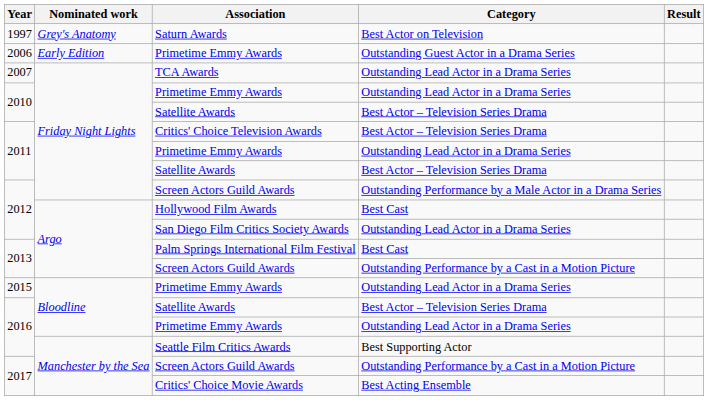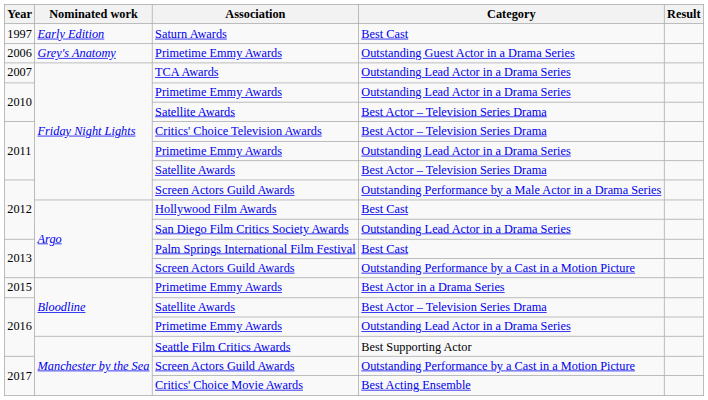(77, 33) Grey's Anatomy -> (71, 33) Early Edition
(422, 33) Best Actor on Television -> (385, 33) Best Cast
(71, 53) Early Edition -> (77, 53) Grey's Anatomy
(466, 287) Outstanding Lead Actor in a Drama Series -> (433, 287) Best Actor in a Drama Series
